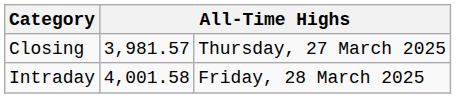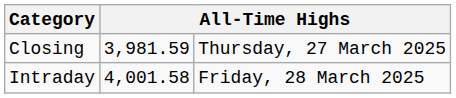(147, 49) 3,981.57 -> (147, 49) 3,981.59
